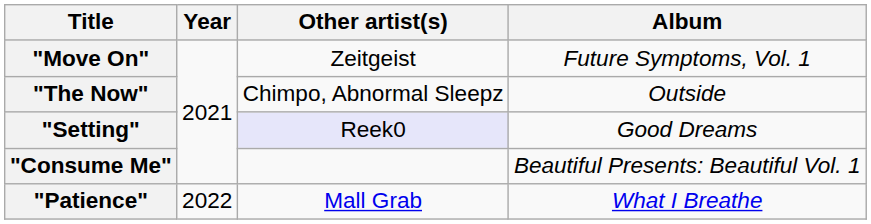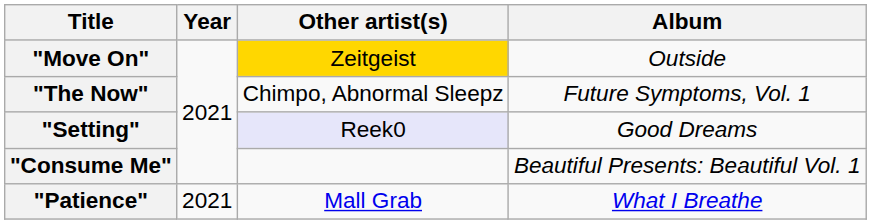(373, 58) no background -> (373, 58) gold background
(687, 58) Future Symptoms, Vol. 1 -> (687, 58) Outside
(687, 93) Outside -> (687, 93) Future Symptoms, Vol. 1
(207, 201) 2022 -> (207, 201) 2021
